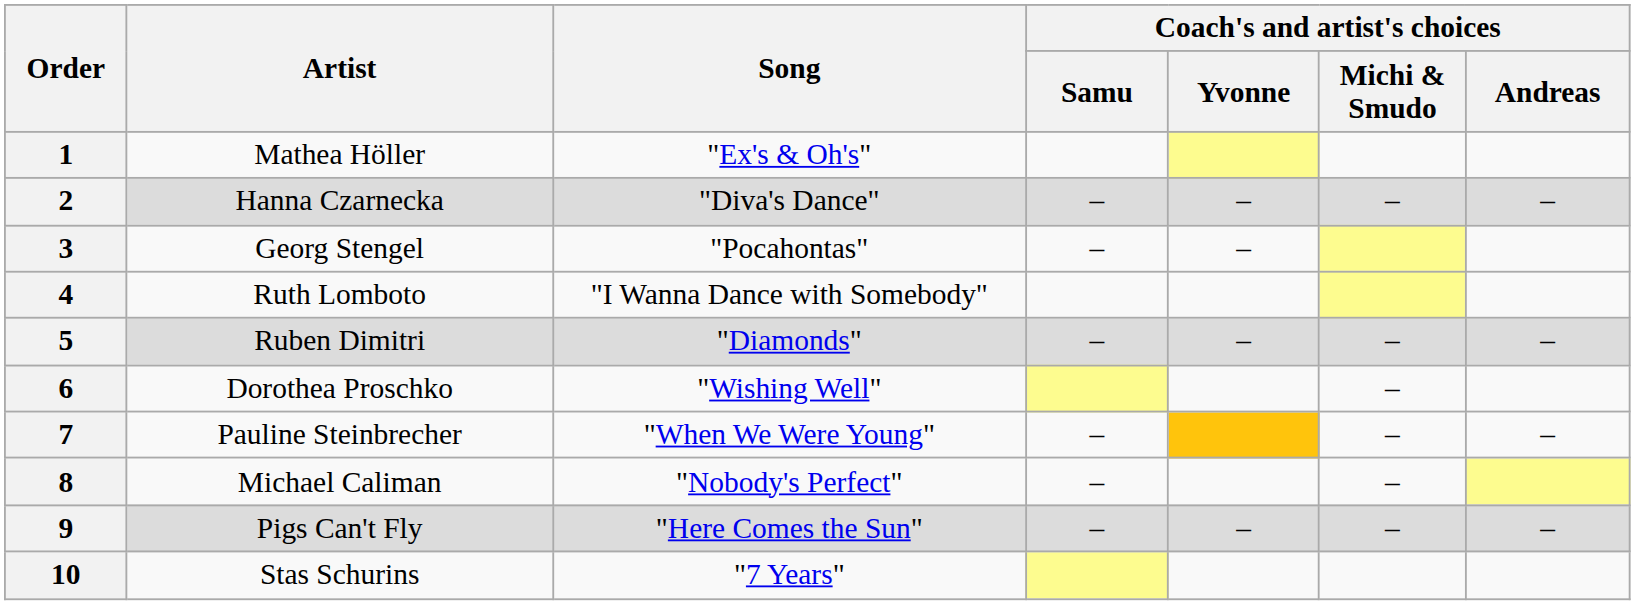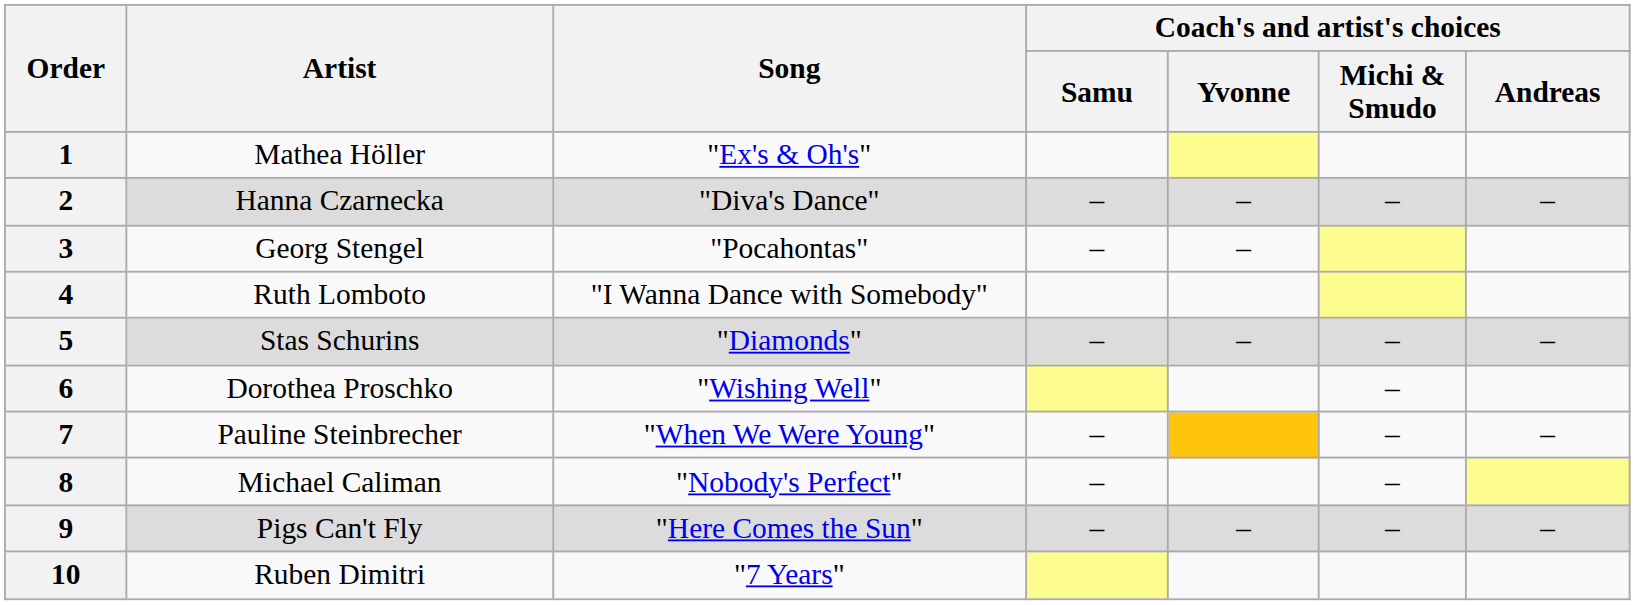(340, 341) Ruben Dimitri -> (340, 341) Stas Schurins
(340, 574) Stas Schurins -> (340, 574) Ruben Dimitri
